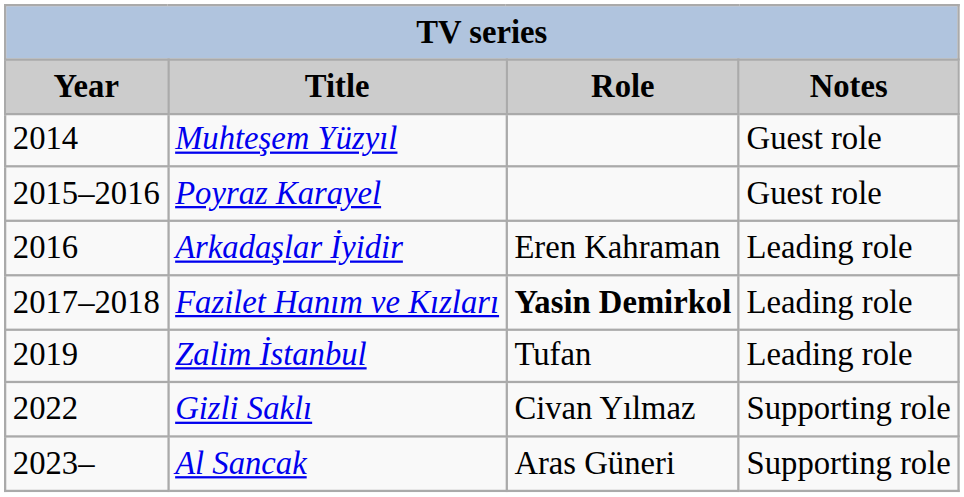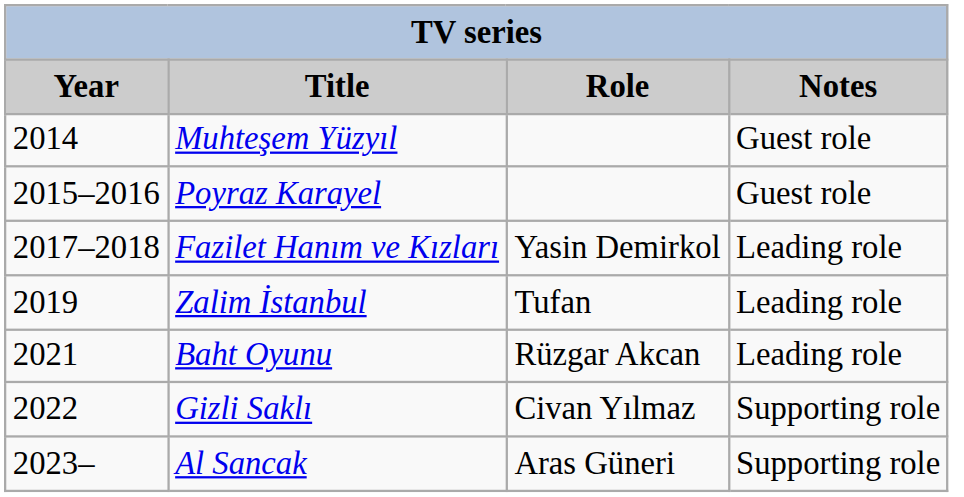- row: (289, 247)
(623, 301) bold -> (618, 247) normal
+ row: (254, 355)
